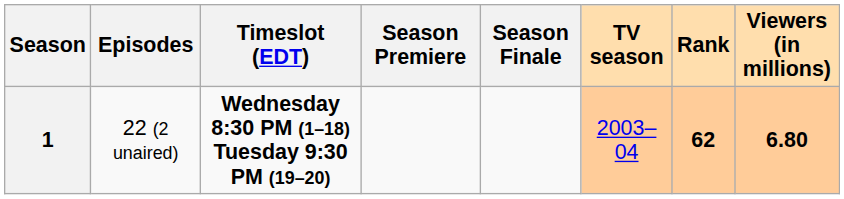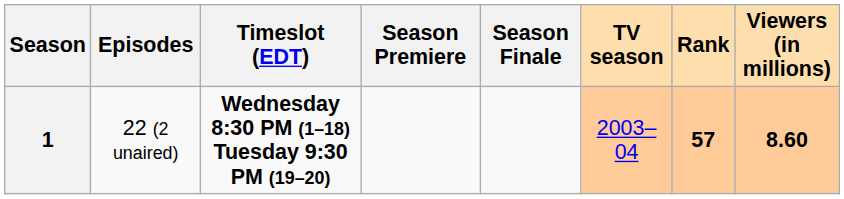(703, 139) 62 -> (703, 139) 57
(787, 139) 6.80 -> (787, 139) 8.60
